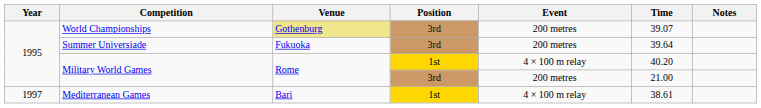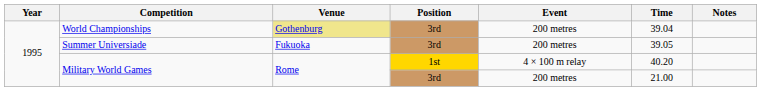(662, 29) 39.07 -> (662, 29) 39.04
(662, 45) 39.64 -> (662, 45) 39.05
- row: (106, 95)
